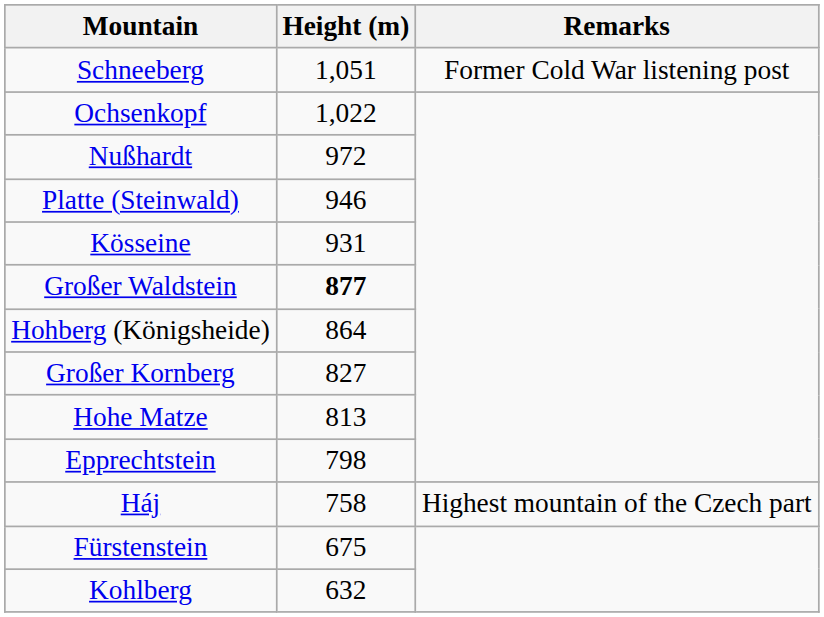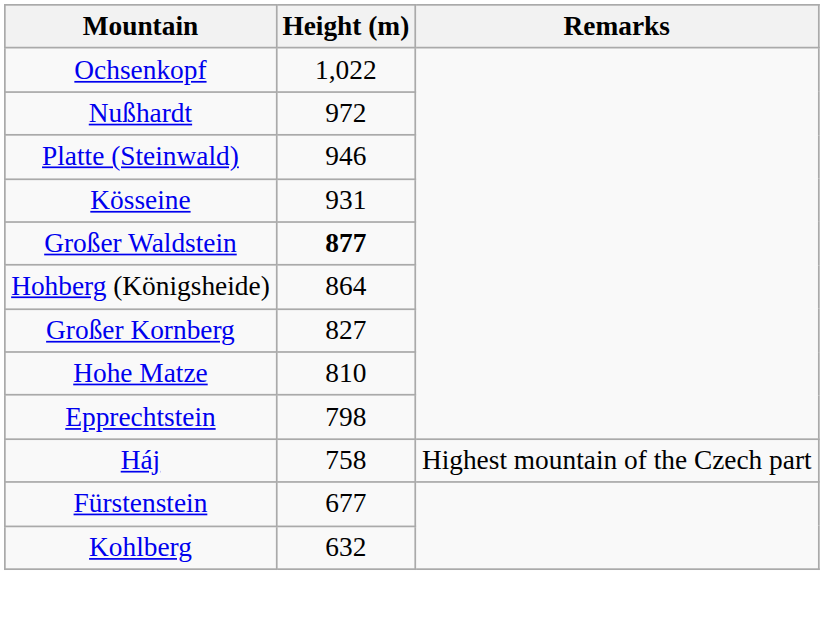- row: (140, 69)
(346, 416) 813 -> (346, 373) 810
(346, 546) 675 -> (346, 503) 677
